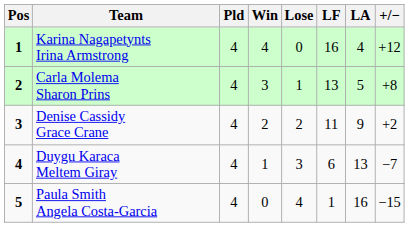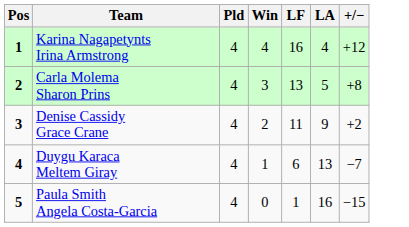- column: (299, 15)
